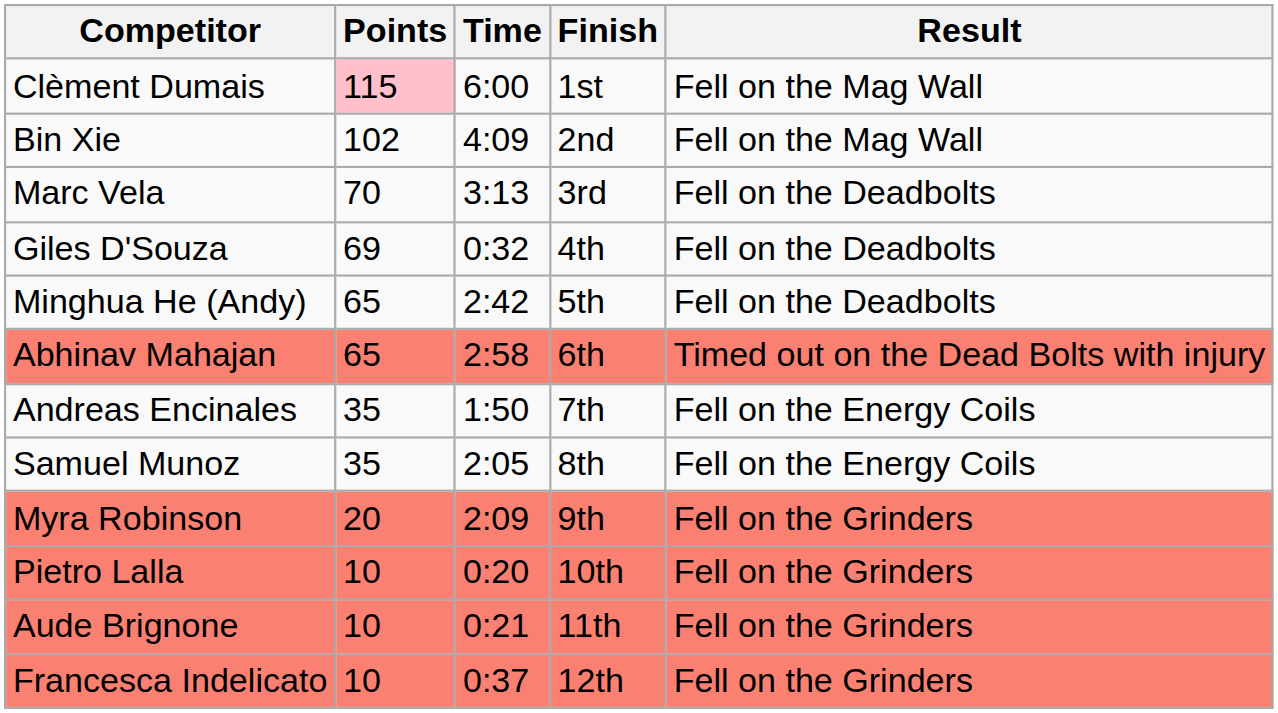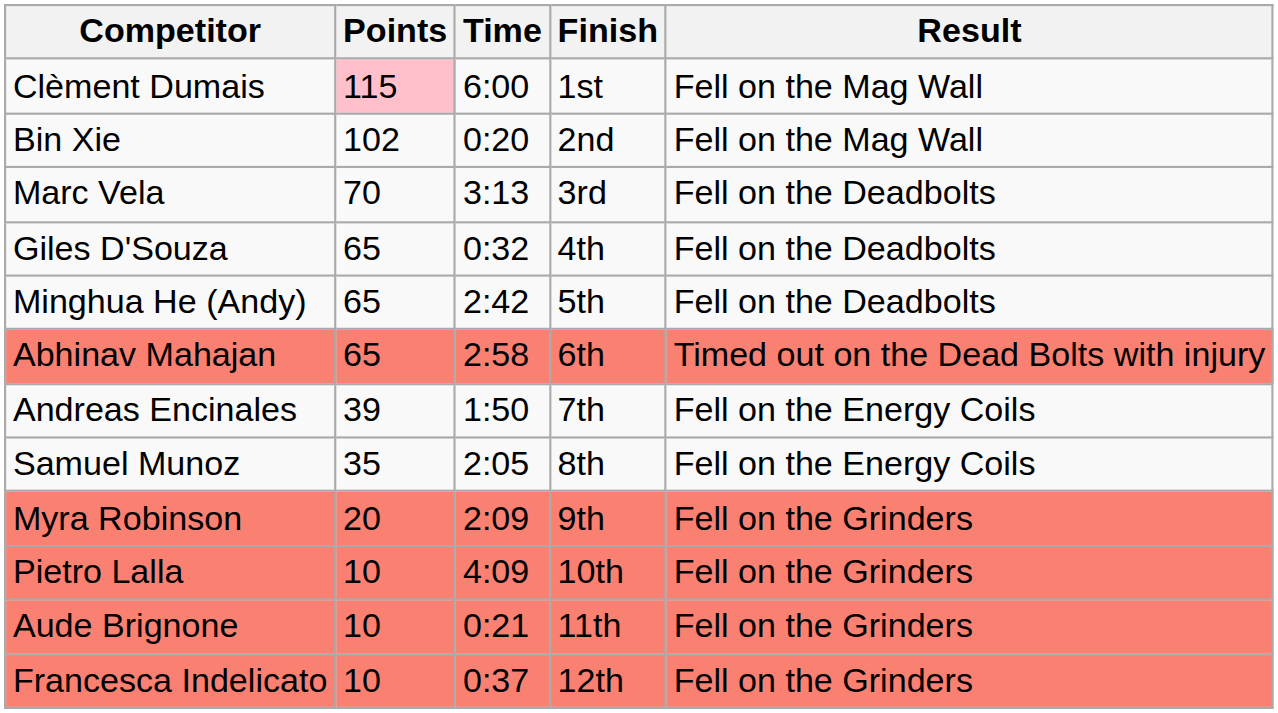(496, 139) 4:09 -> (496, 139) 0:20
(362, 247) 69 -> (362, 247) 65
(362, 409) 35 -> (362, 409) 39
(496, 572) 0:20 -> (496, 572) 4:09
